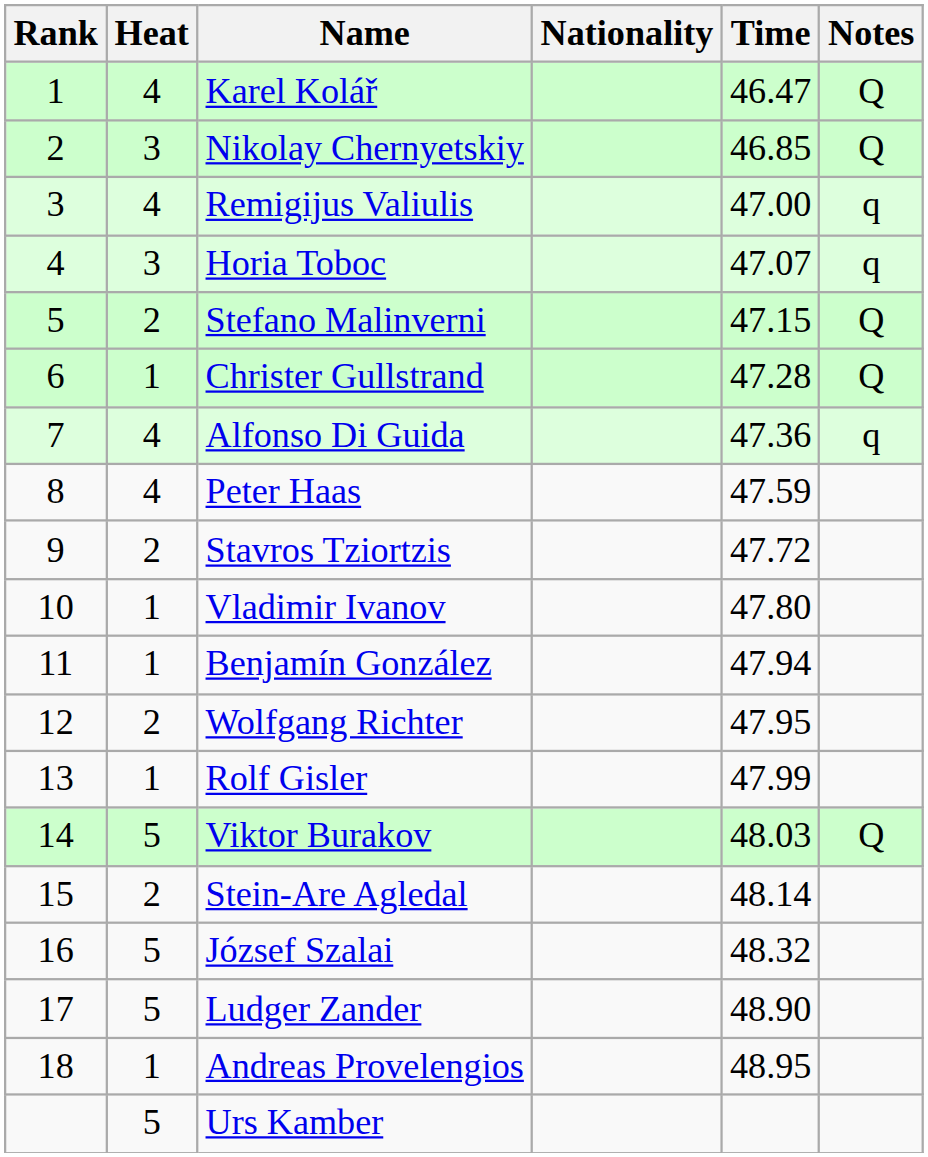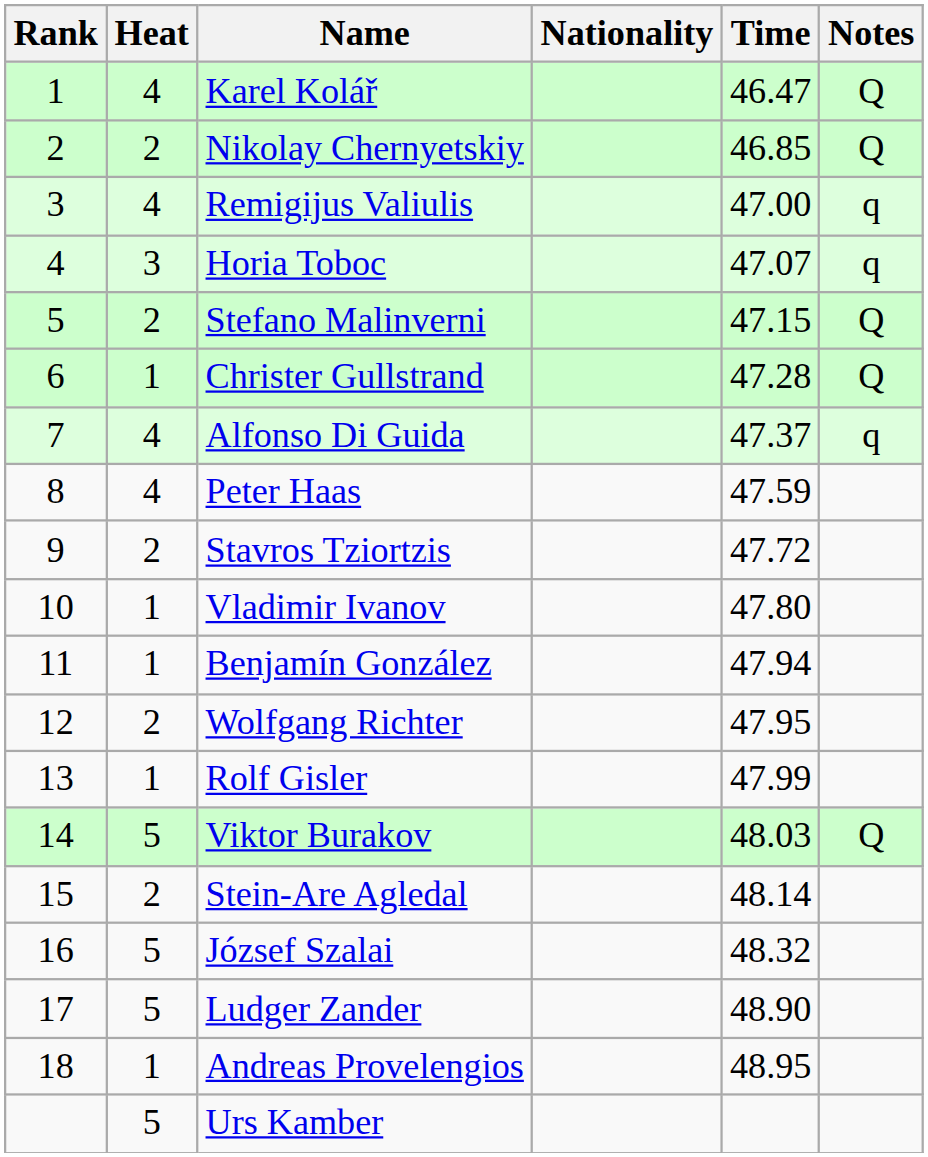(152, 147) 3 -> (152, 147) 2
(771, 434) 47.36 -> (771, 434) 47.37
